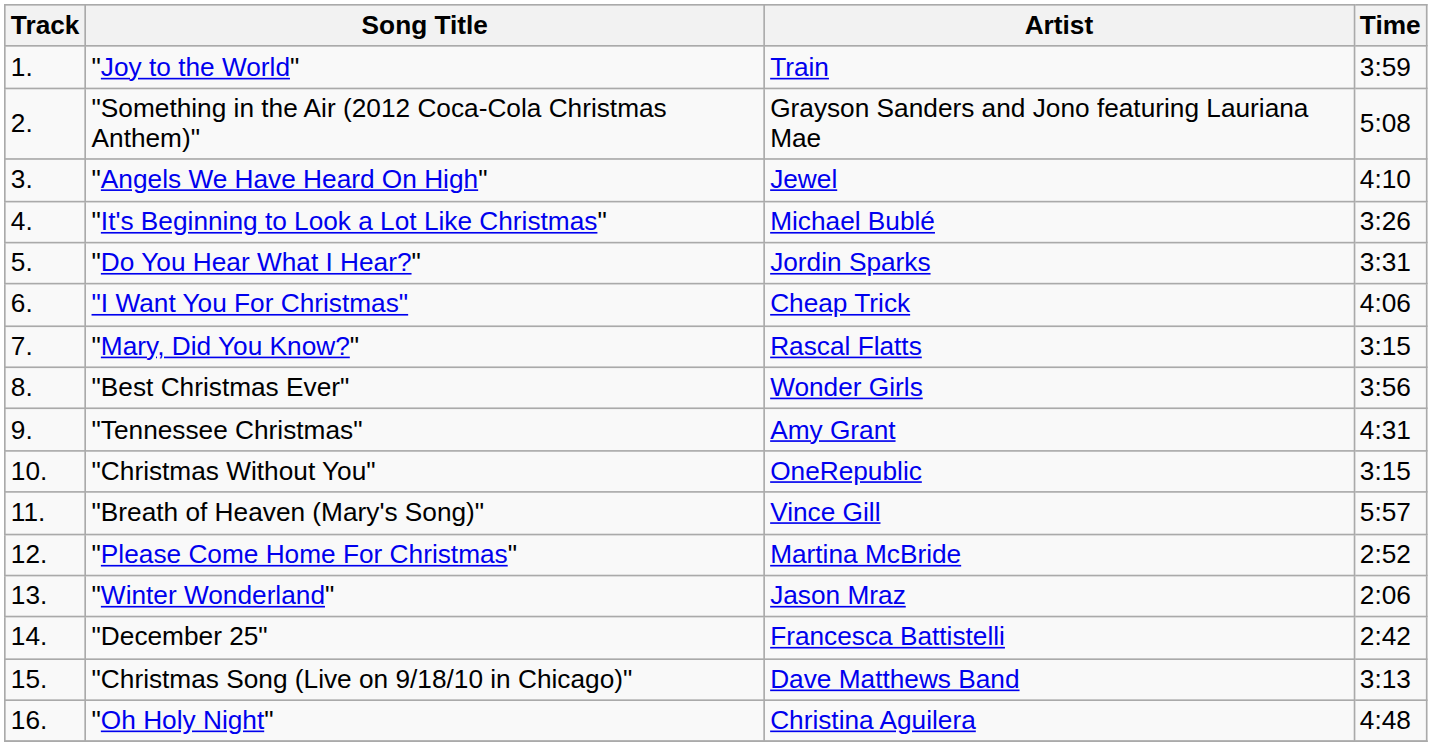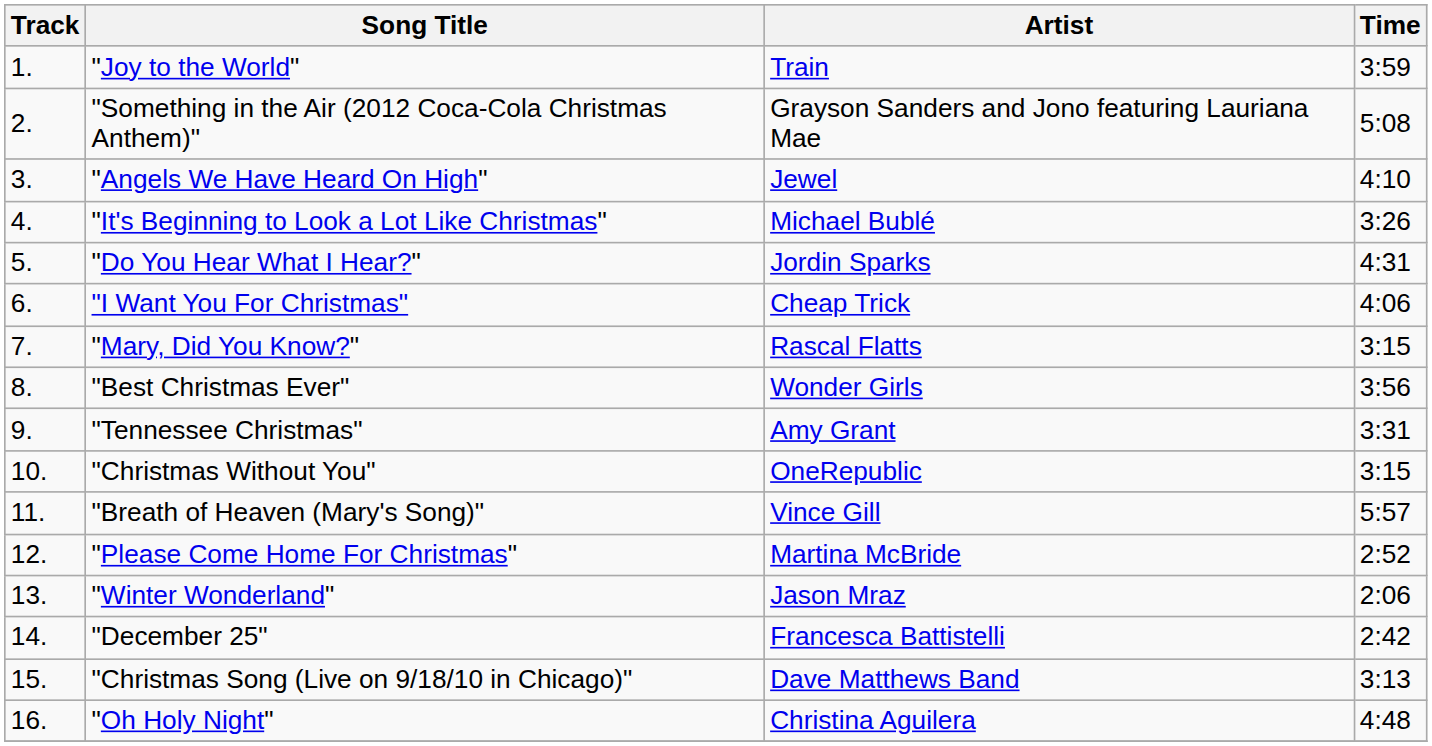(1385, 262) 3:31 -> (1385, 262) 4:31
(1385, 429) 4:31 -> (1385, 429) 3:31
